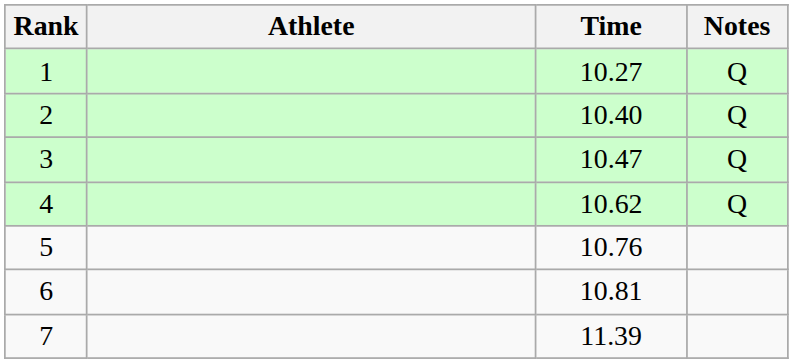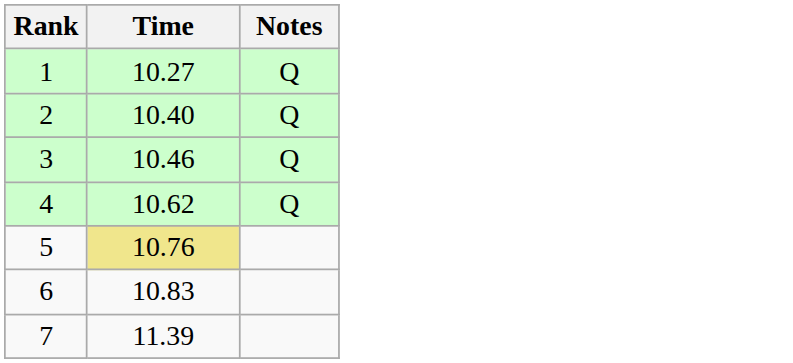- column: (311, 26)
(611, 159) 10.47 -> (163, 159) 10.46
(611, 247) no background -> (163, 247) khaki background
(611, 291) 10.81 -> (163, 291) 10.83
